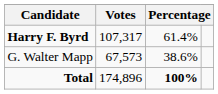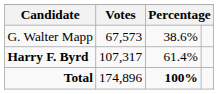rows swapped: (48, 36) <-> (50, 57)
